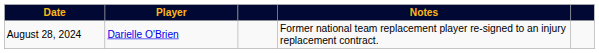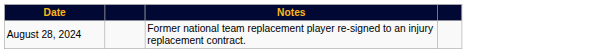- column: (171, 12)
